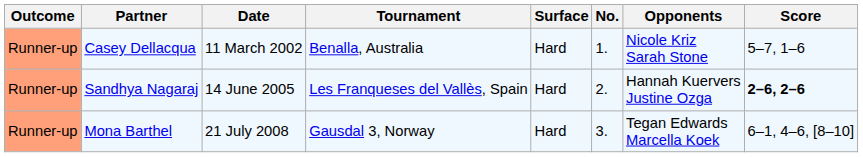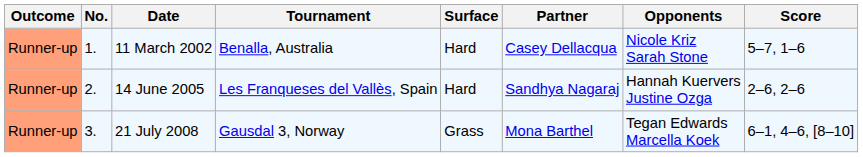columns swapped: (607, 15) <-> (141, 15)
(776, 89) bold -> (776, 89) normal
(551, 130) Hard -> (464, 130) Grass
